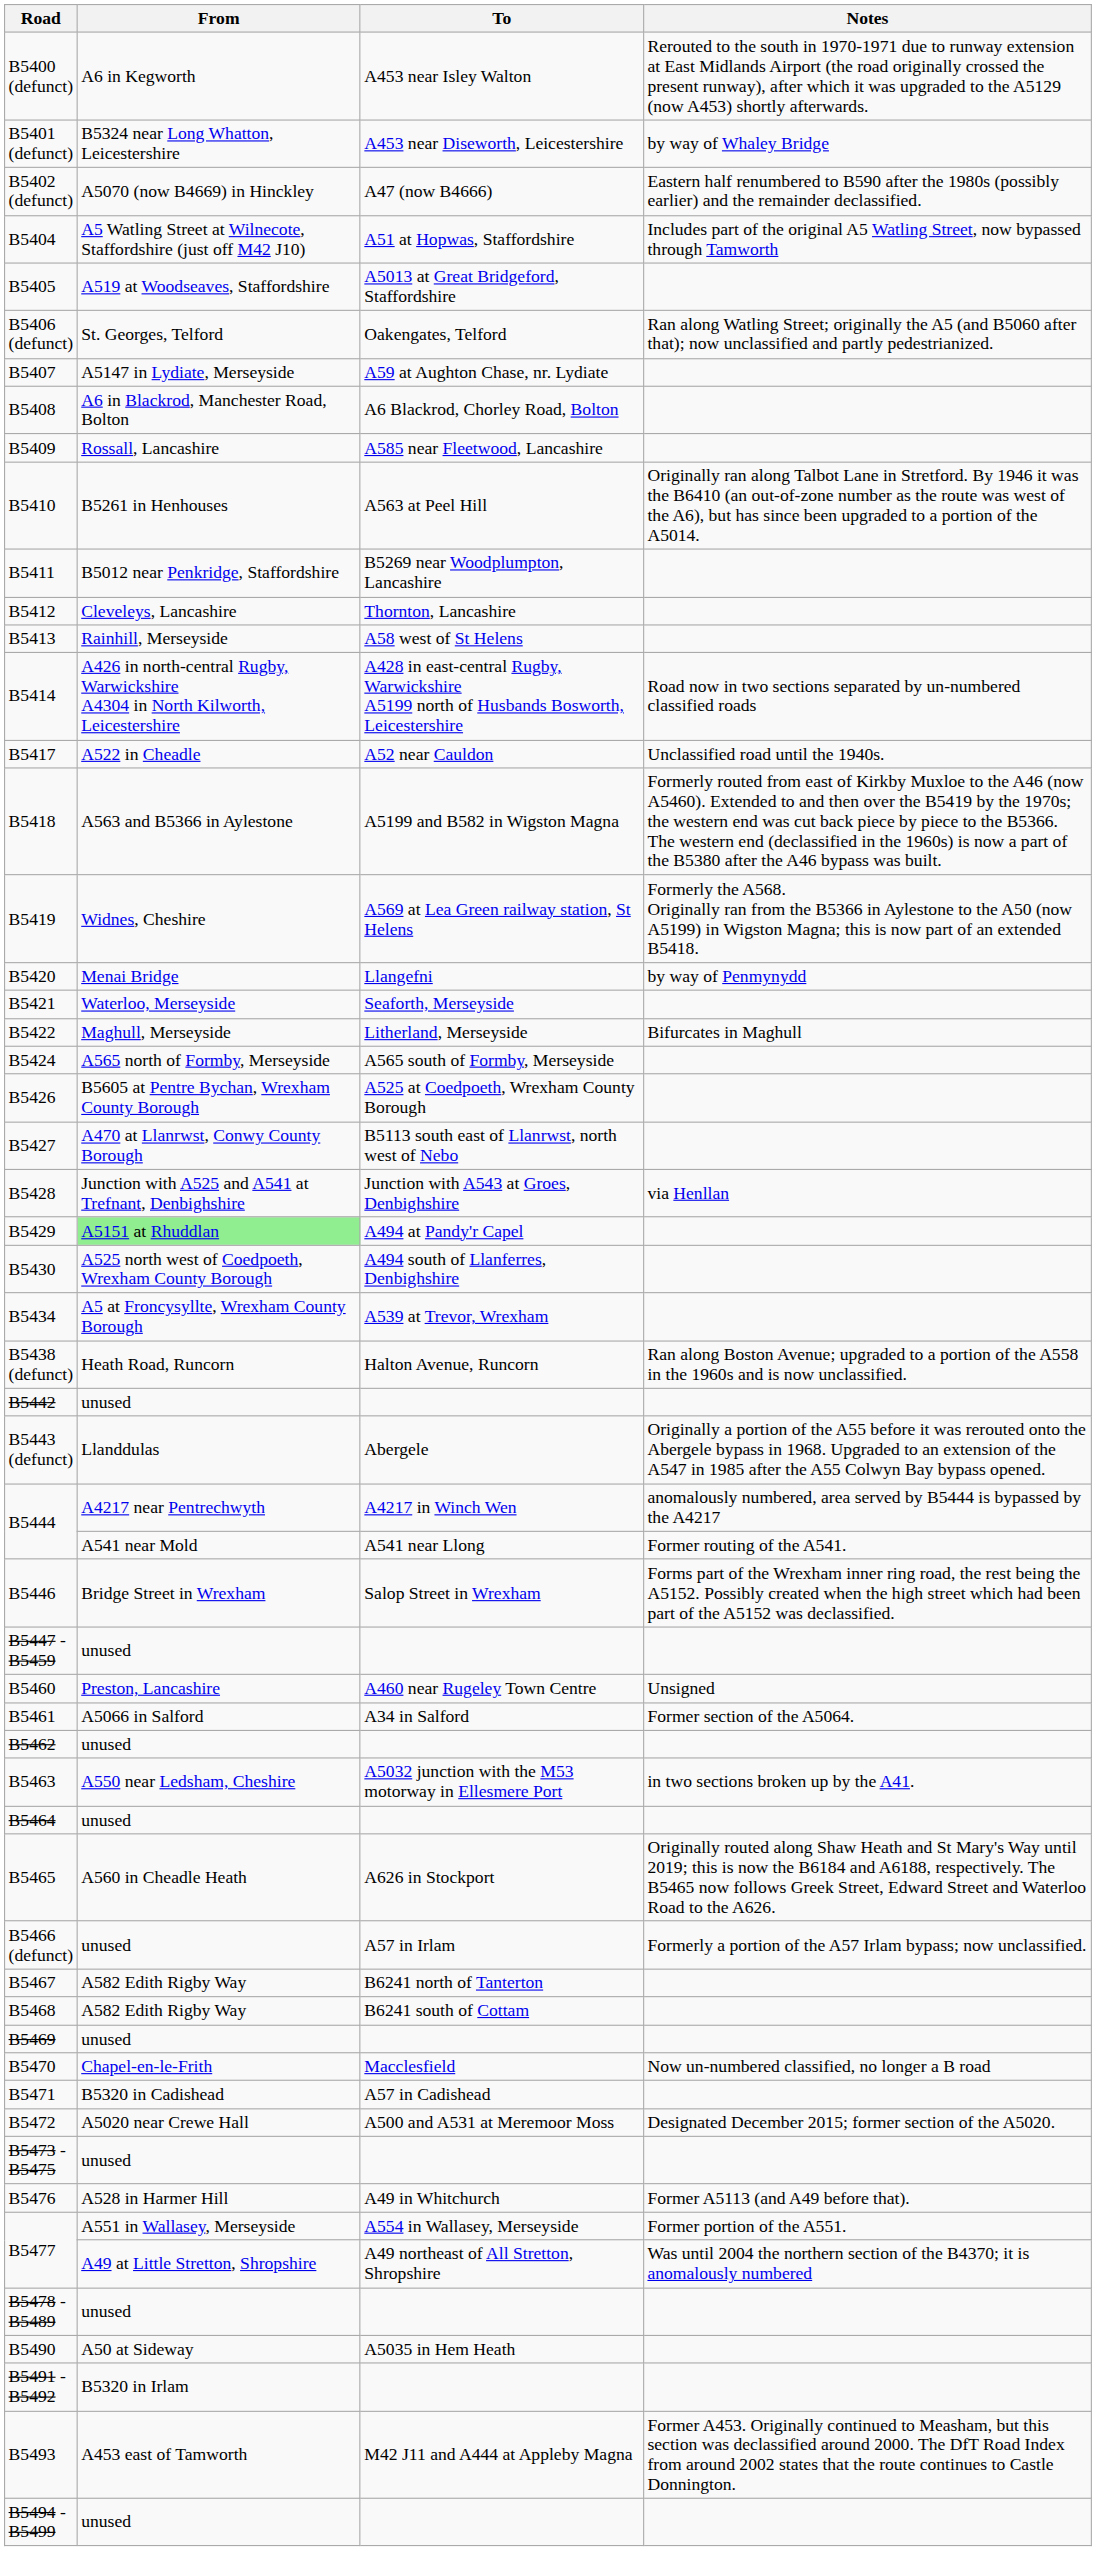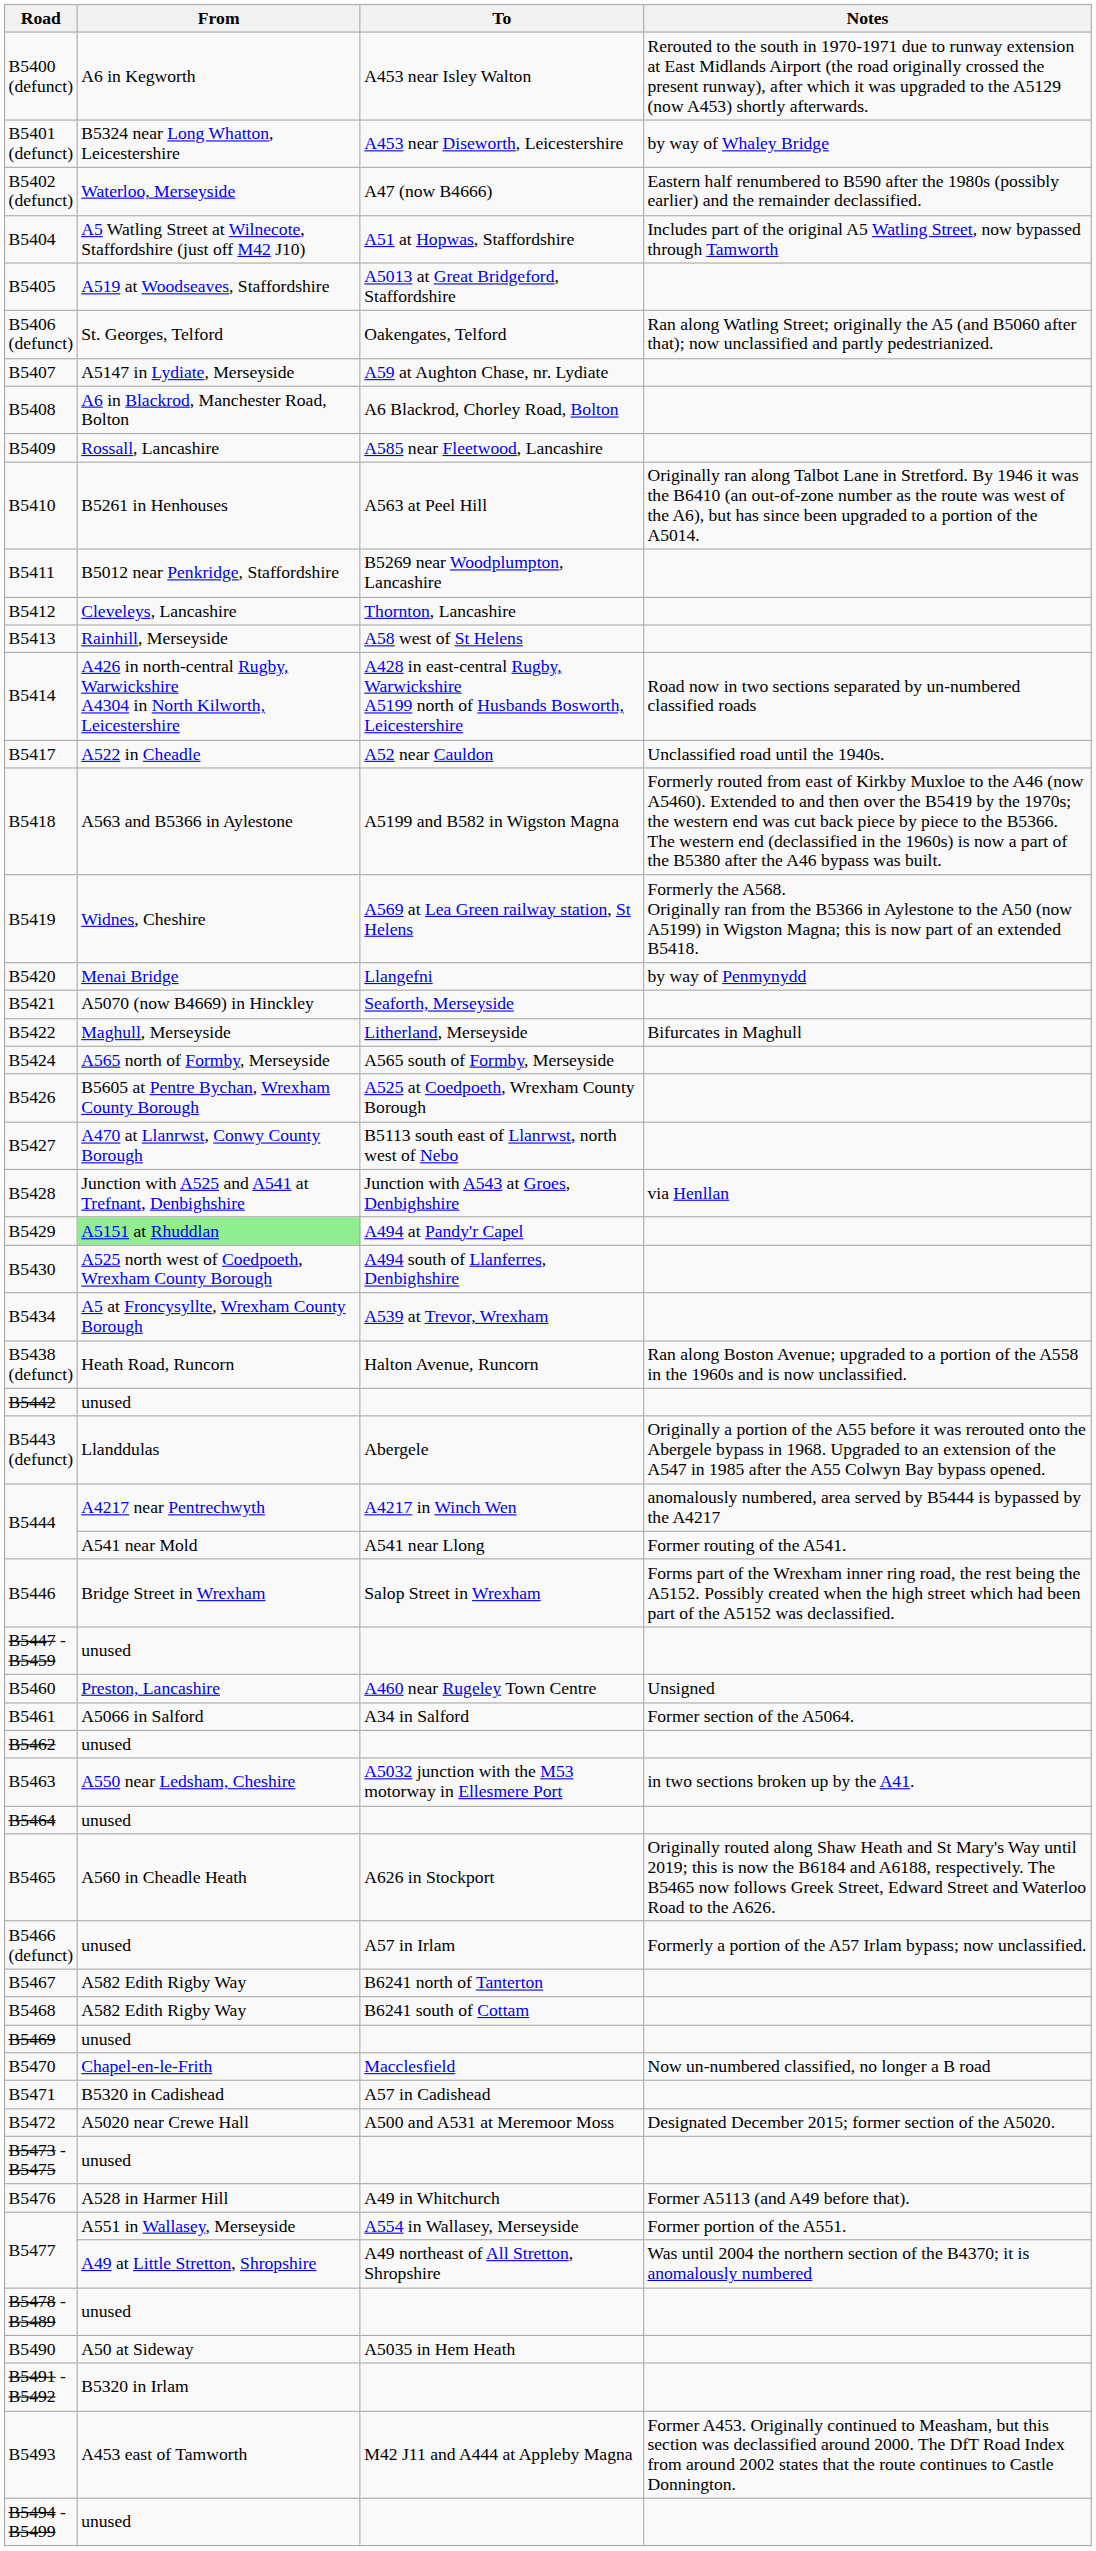(198, 191) A5070 (now B4669) in Hinckley -> (158, 191) Waterloo, Merseyside
(158, 1004) Waterloo, Merseyside -> (198, 1004) A5070 (now B4669) in Hinckley
